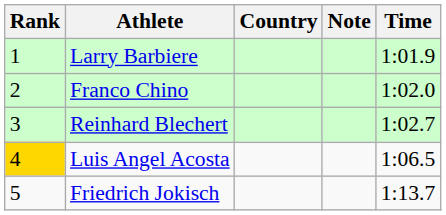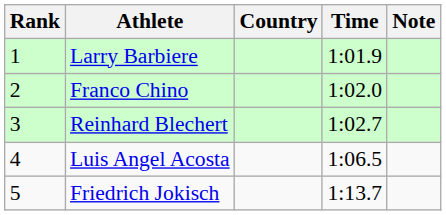columns swapped: (408, 21) <-> (349, 21)
(15, 158) gold background -> (15, 158) no background
